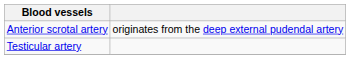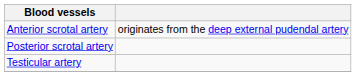+ row: (60, 46)
